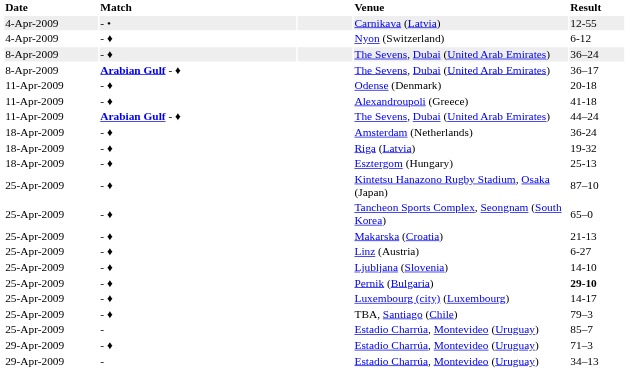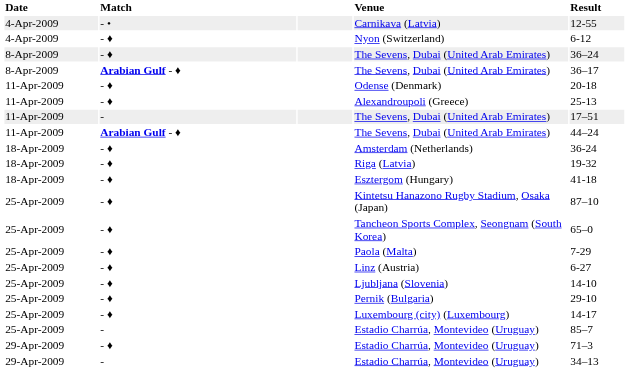(584, 101) 41-18 -> (584, 101) 25-13
+ row: (102, 117)
(584, 163) 25-13 -> (584, 179) 41-18
+ row: (106, 251)
- row: (106, 236)
(584, 283) bold -> (584, 298) normal
- row: (106, 314)
